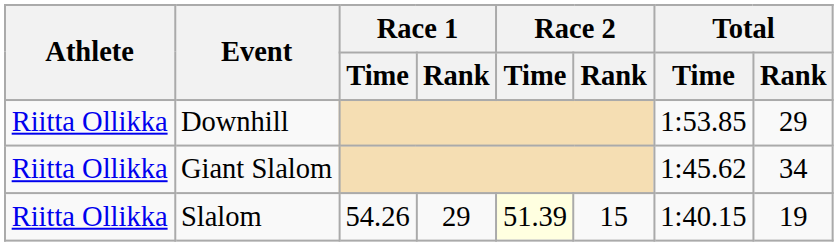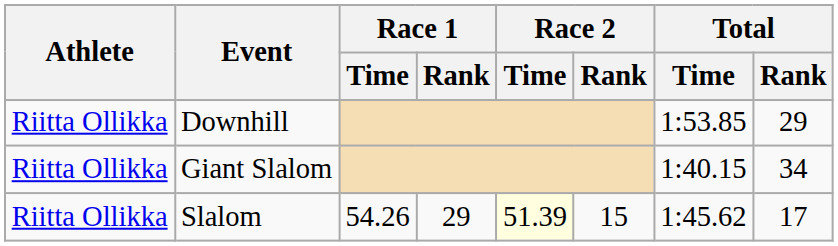(703, 169) 1:45.62 -> (703, 169) 1:40.15
(703, 216) 1:40.15 -> (703, 216) 1:45.62
(793, 216) 19 -> (793, 216) 17
